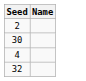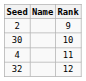+ column: (68, 12)
